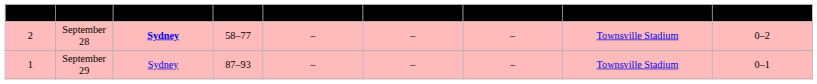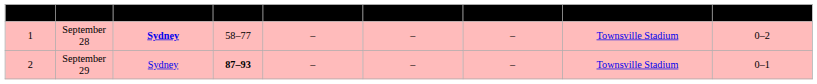(30, 36) 2 -> (30, 36) 1
(30, 65) 1 -> (30, 65) 2
(238, 65) normal -> (238, 65) bold
